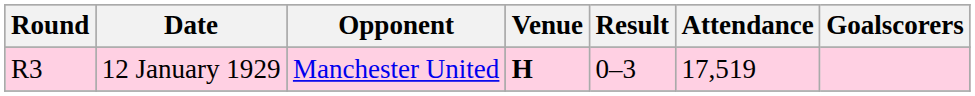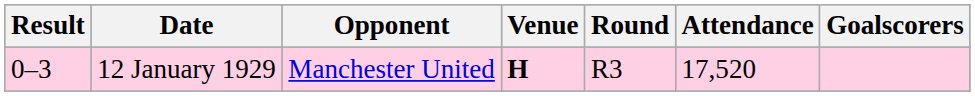columns swapped: (50, 25) <-> (632, 25)
(719, 68) 17,519 -> (719, 68) 17,520
